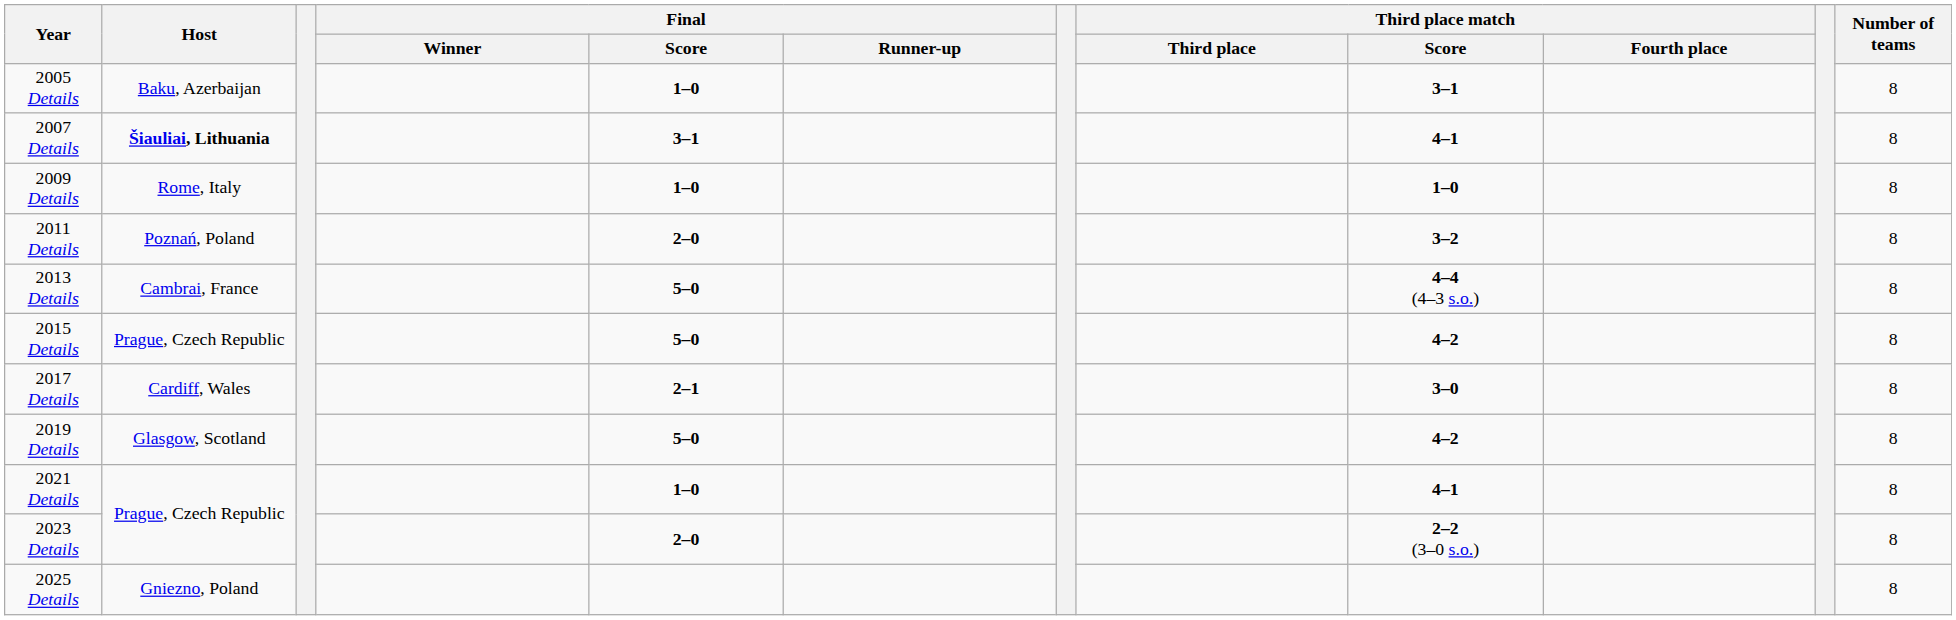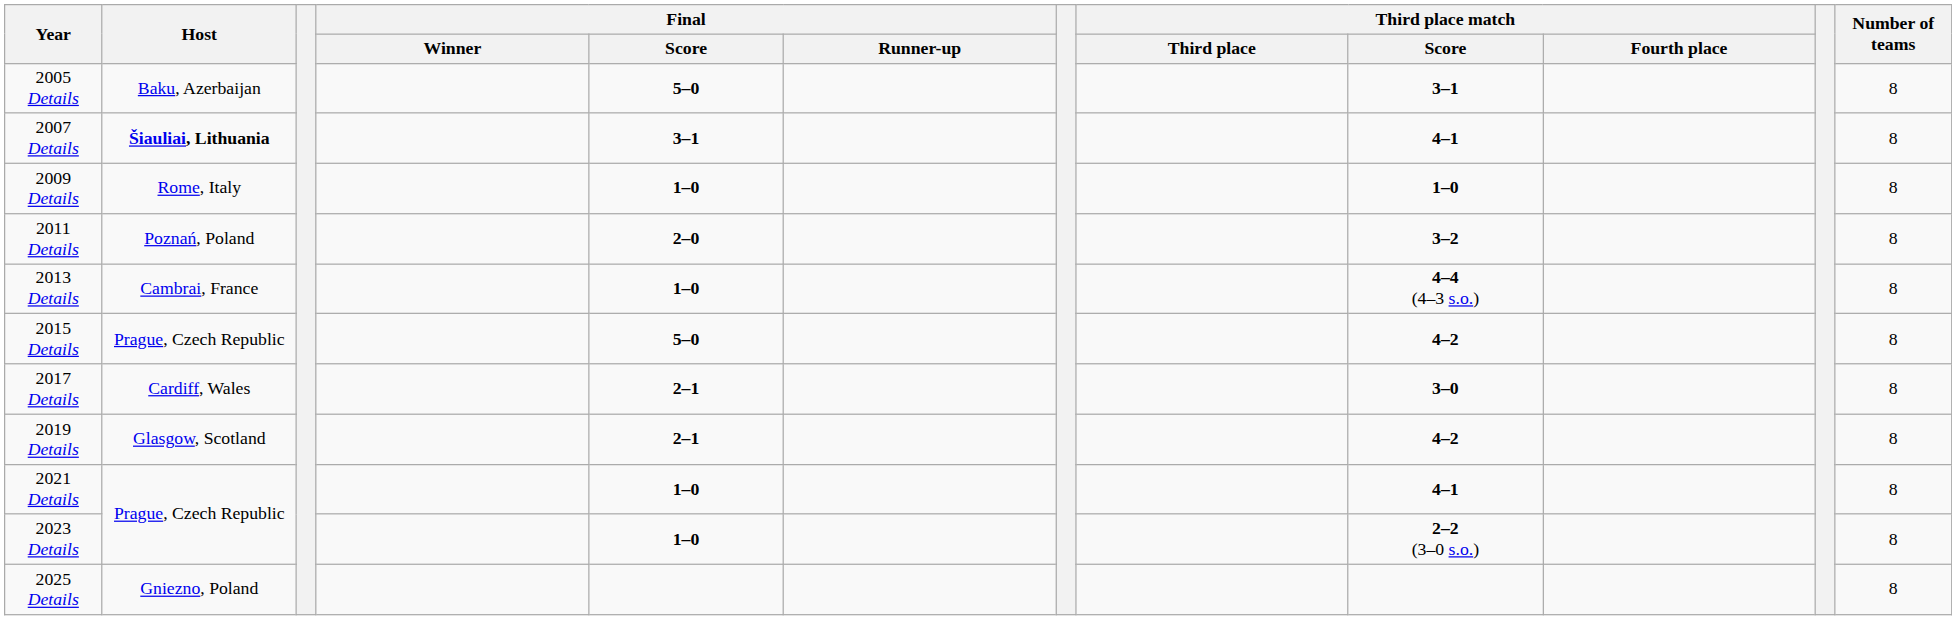(686, 88) 1–0 -> (686, 88) 5–0
(686, 288) 5–0 -> (686, 288) 1–0
(686, 439) 5–0 -> (686, 439) 2–1
(686, 539) 2–0 -> (686, 539) 1–0
